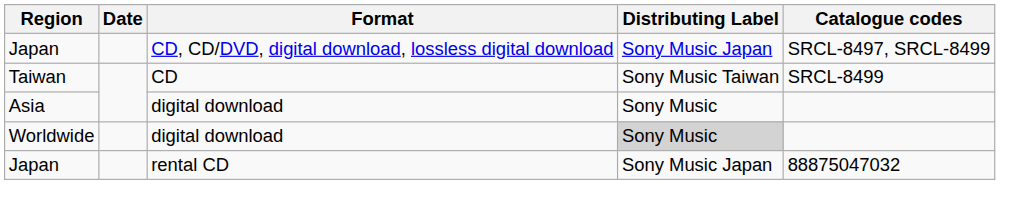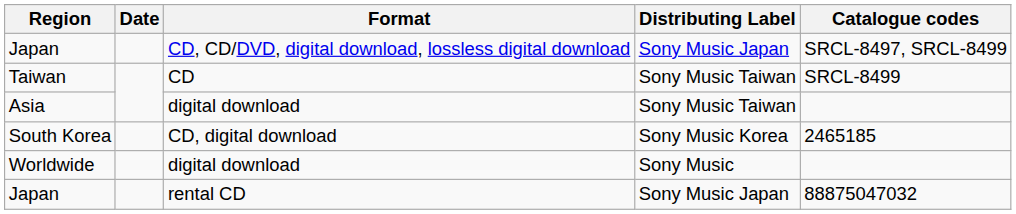(670, 106) Sony Music -> (717, 106) Sony Music Taiwan
+ row: (60, 135)
(670, 135) lightgrey background -> (686, 164) no background
